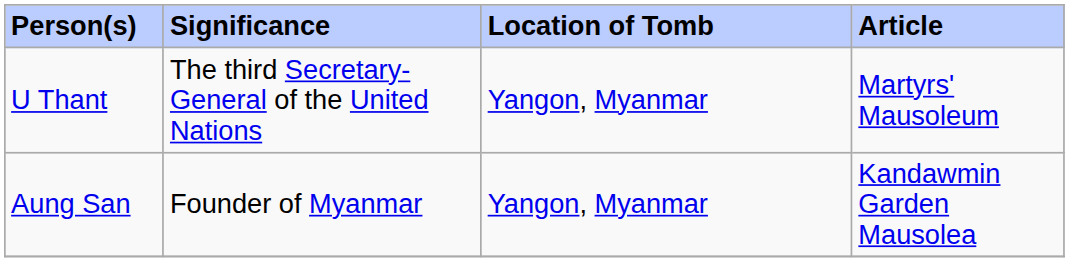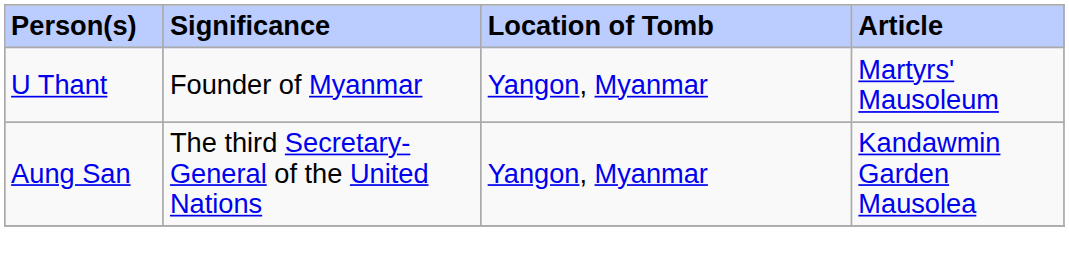(299, 99) The third Secretary-General of the United Nations -> (296, 84) Founder of Myanmar
(296, 204) Founder of Myanmar -> (299, 173) The third Secretary-General of the United Nations
